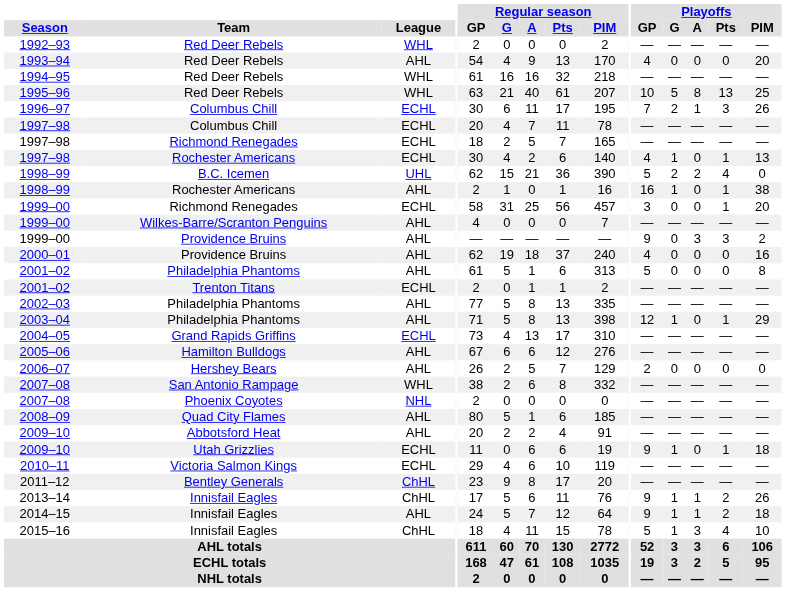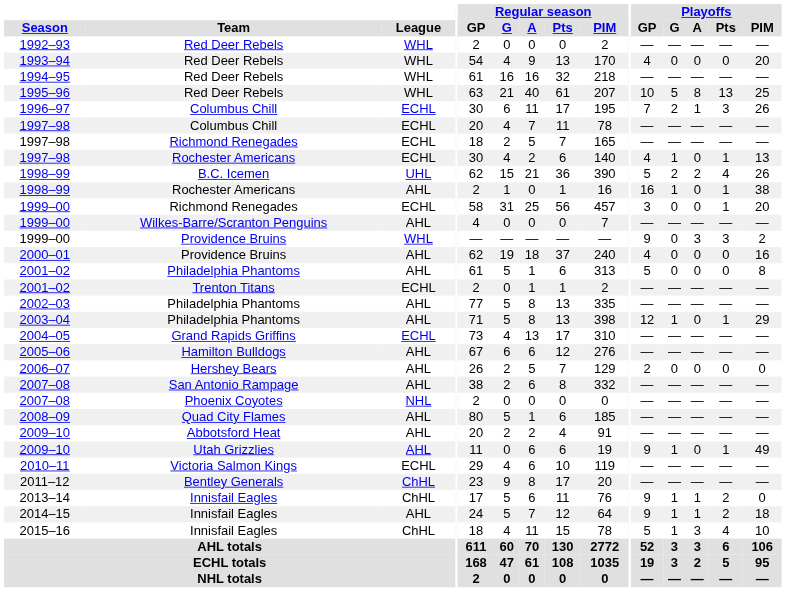(418, 60) AHL -> (418, 60) WHL
(762, 174) 0 -> (762, 174) 26
(418, 238) AHL -> (418, 238) WHL
(418, 384) WHL -> (418, 384) AHL
(418, 449) ECHL -> (418, 449) AHL
(762, 449) 18 -> (762, 449) 49
(762, 498) 26 -> (762, 498) 0
